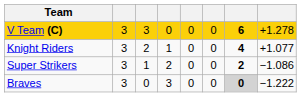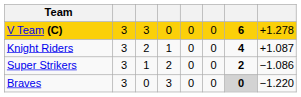(277, 48) +1.077 -> (277, 48) +1.087
(277, 83) −1.222 -> (277, 83) −1.220
